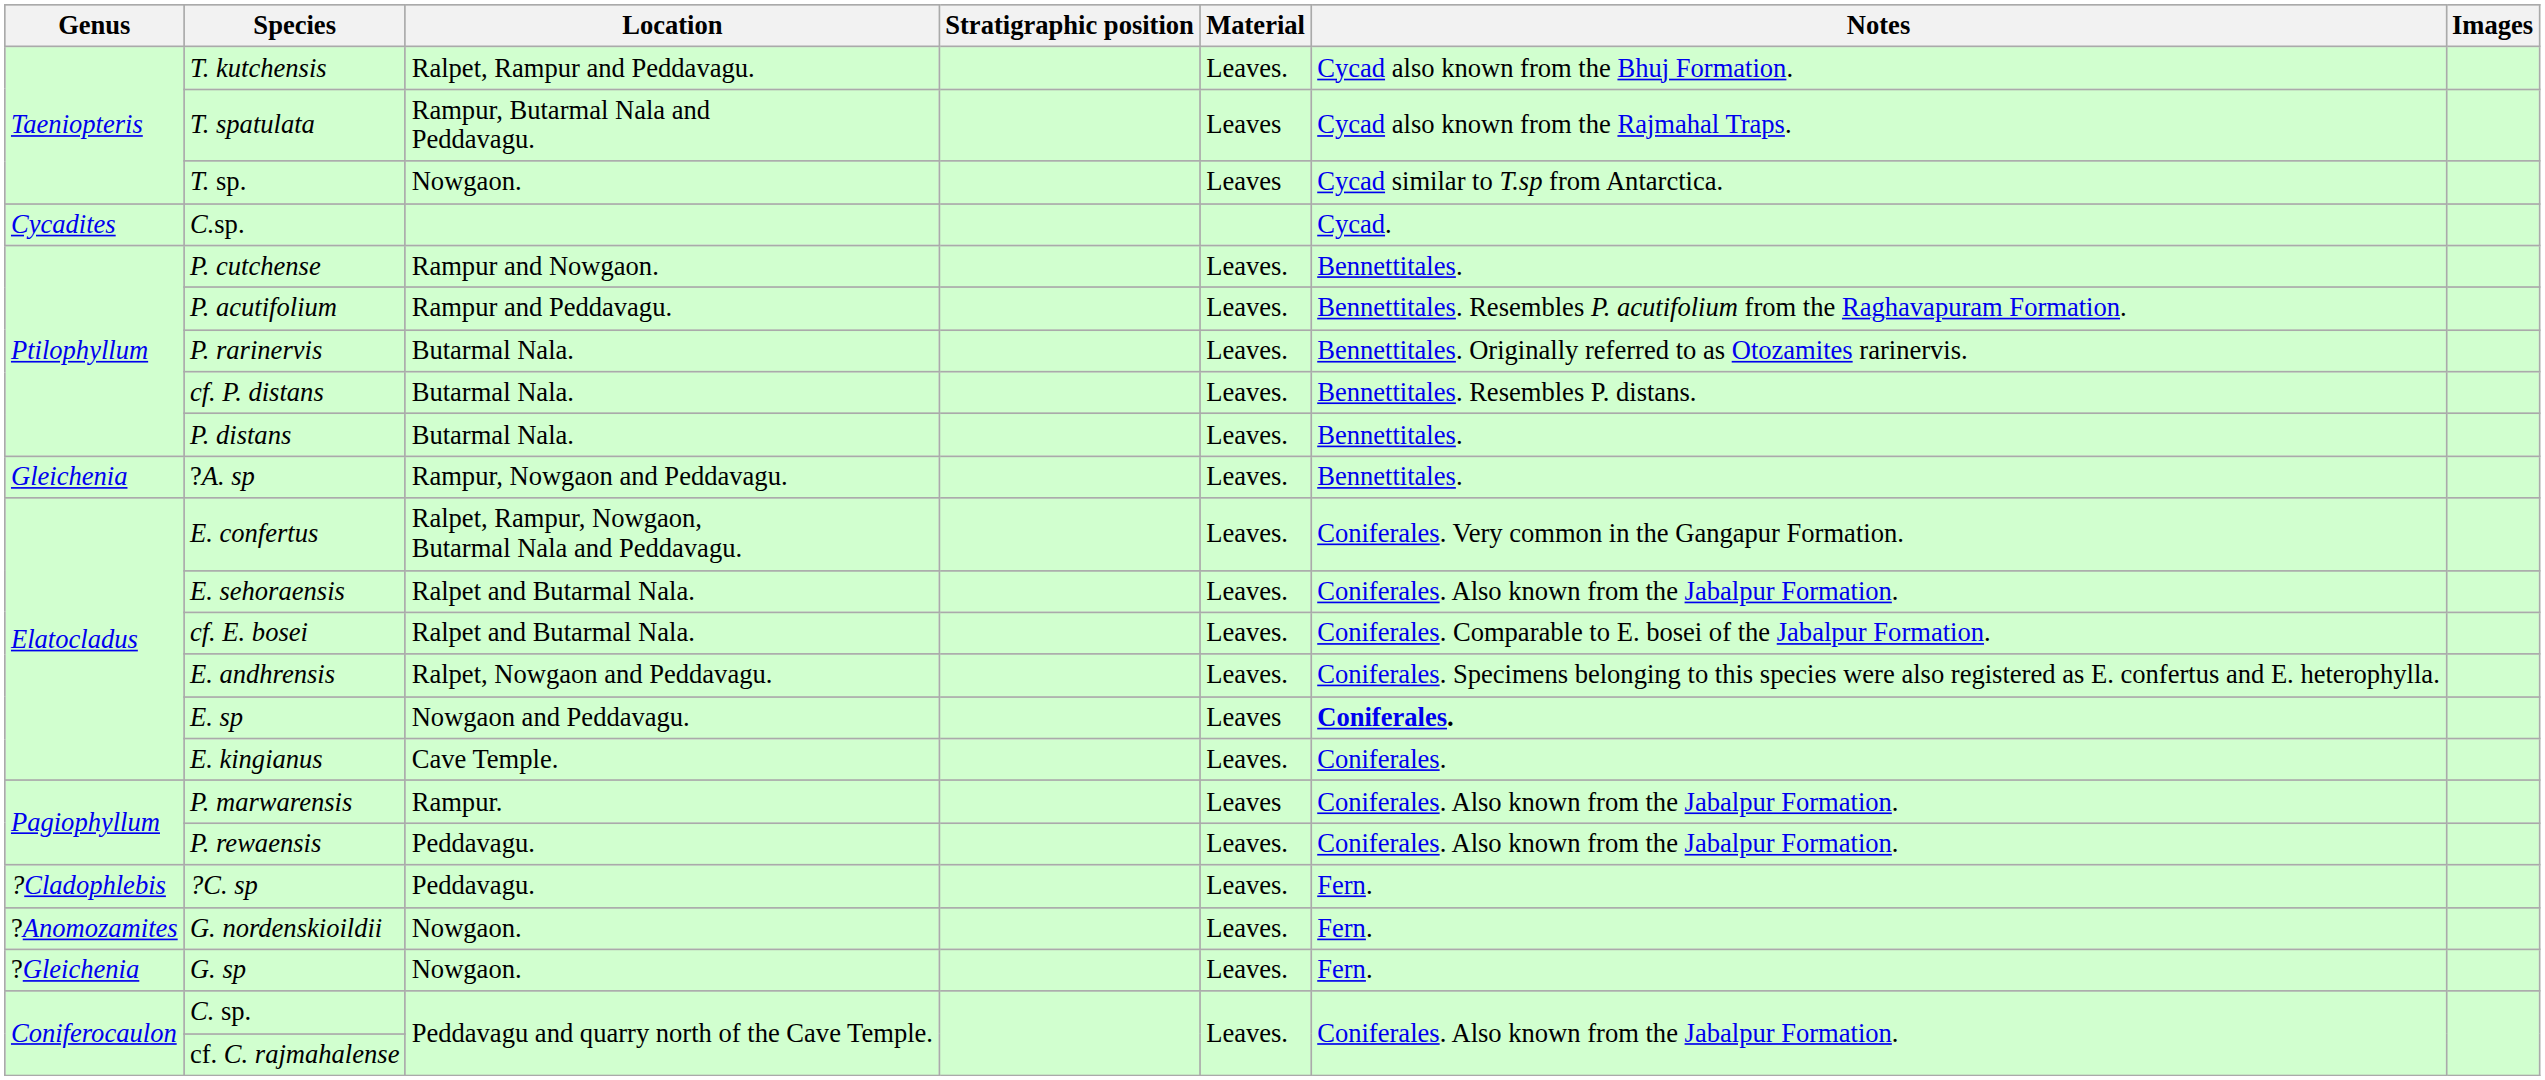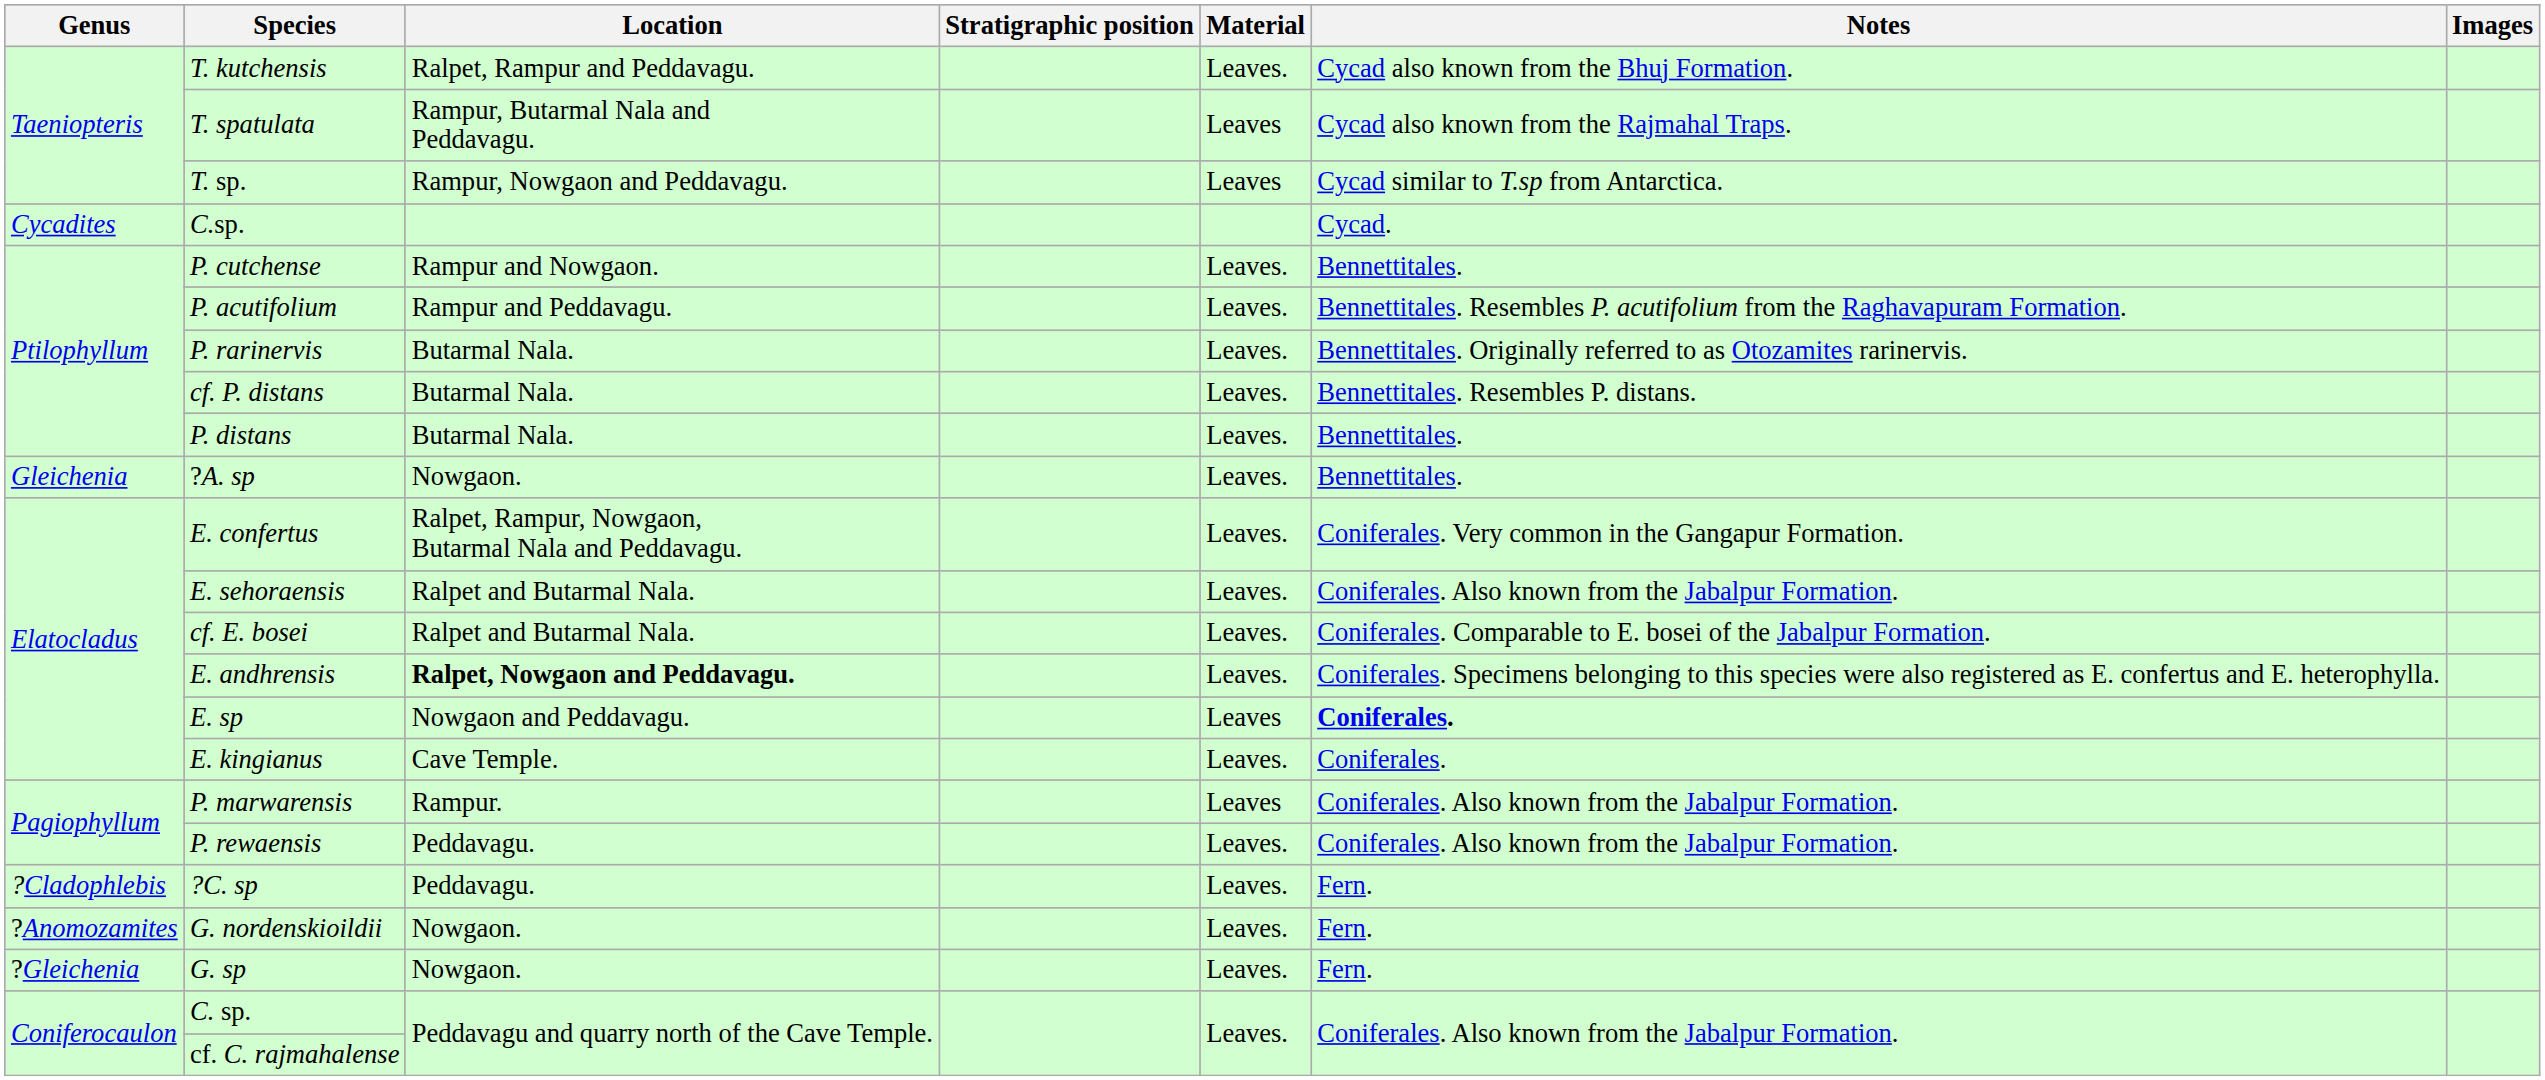(467, 181) Nowgaon. -> (600, 181) Rampur, Nowgaon and Peddavagu.
(600, 476) Rampur, Nowgaon and Peddavagu. -> (467, 476) Nowgaon.
(592, 675) normal -> (603, 675) bold
